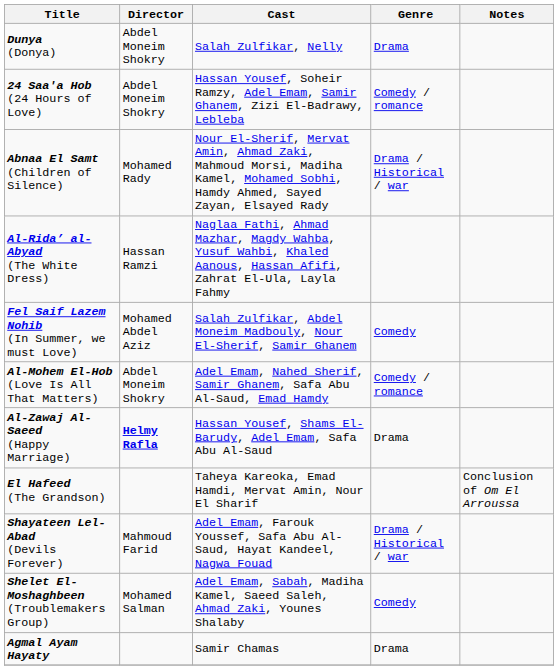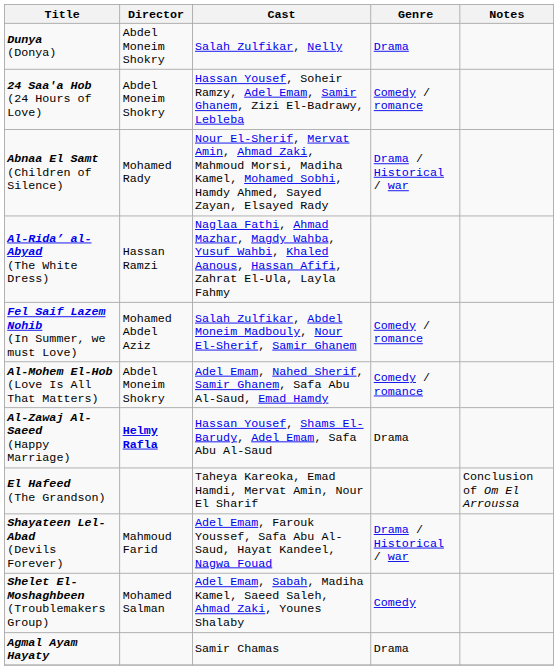(395, 332) Comedy -> (402, 332) Comedy / romance
